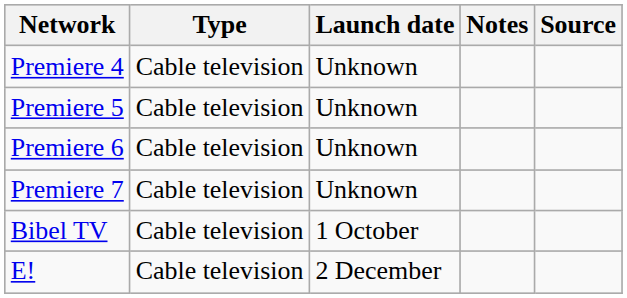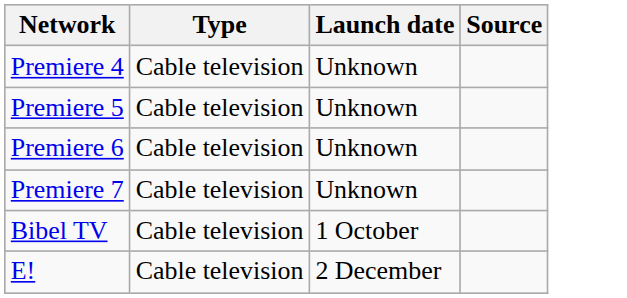- column: (497, 25)
